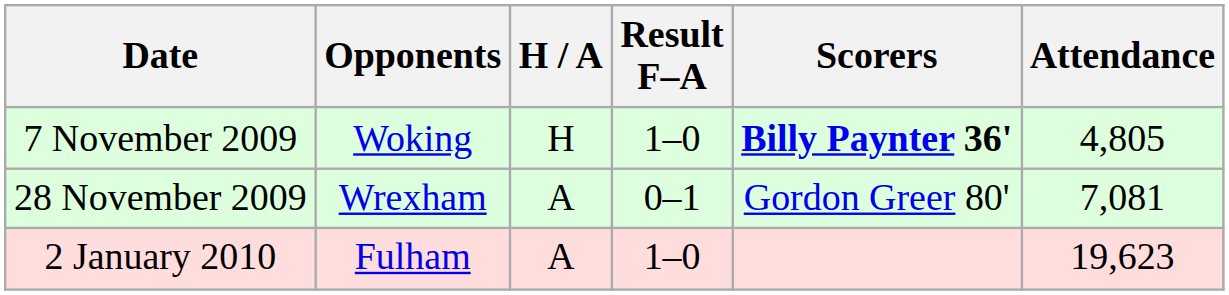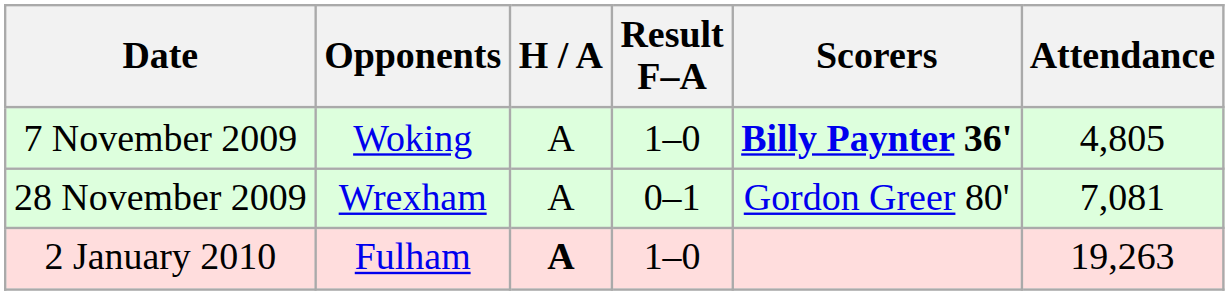(561, 137) H -> (561, 137) A
(561, 257) normal -> (561, 257) bold
(1122, 257) 19,623 -> (1122, 257) 19,263
